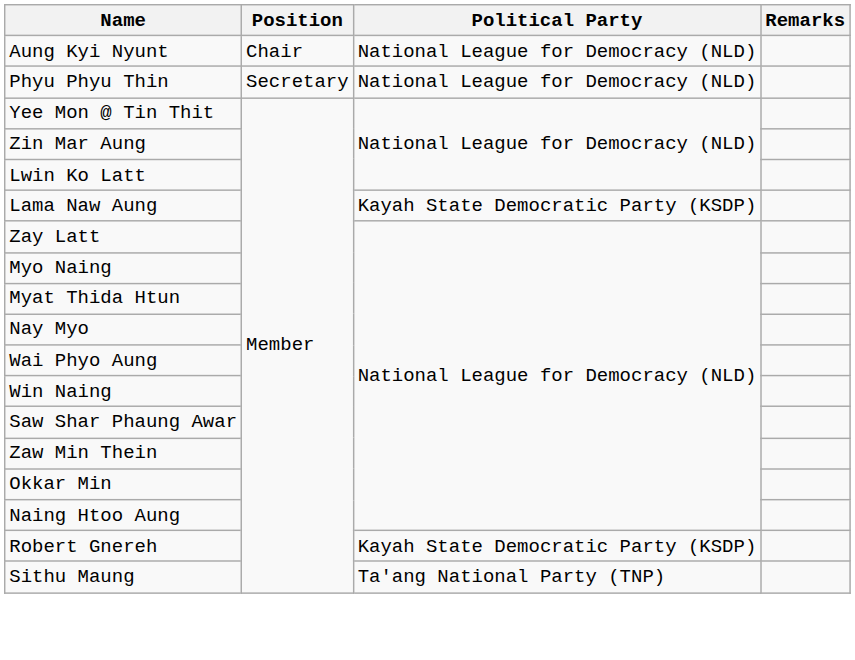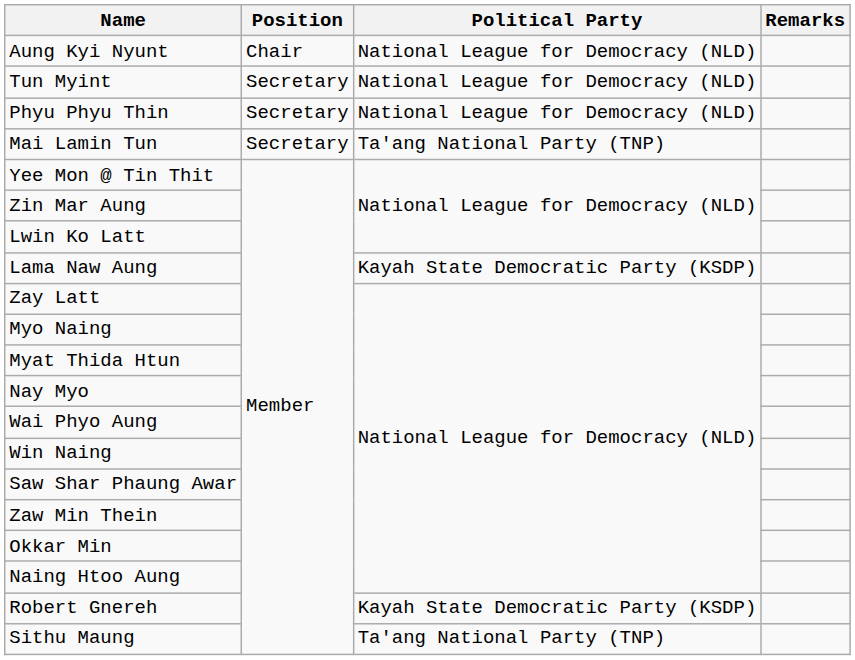+ row: (61, 82)
+ row: (83, 144)
